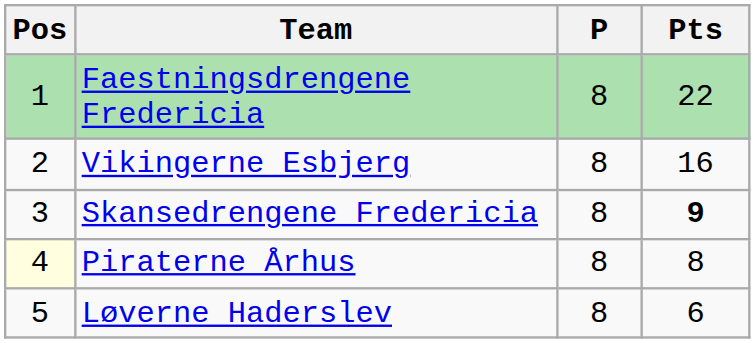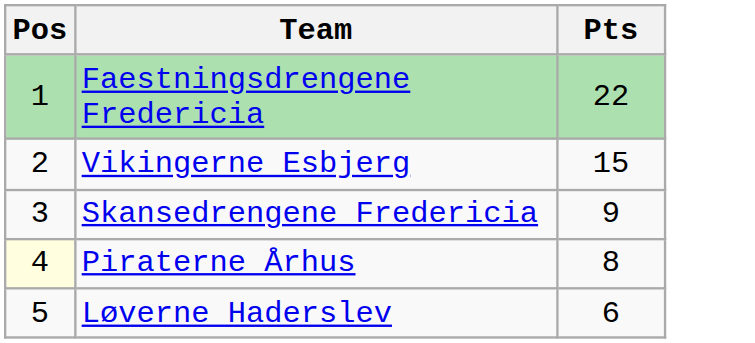- column: (599, 30)
(696, 164) 16 -> (611, 164) 15
(696, 214) bold -> (611, 214) normal
